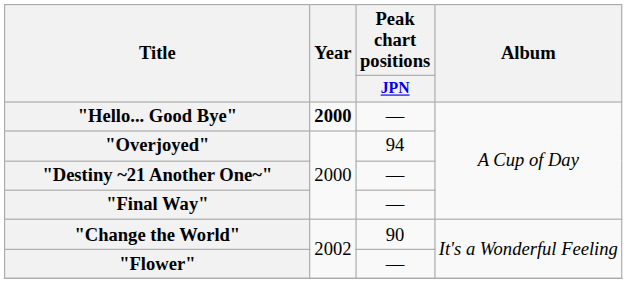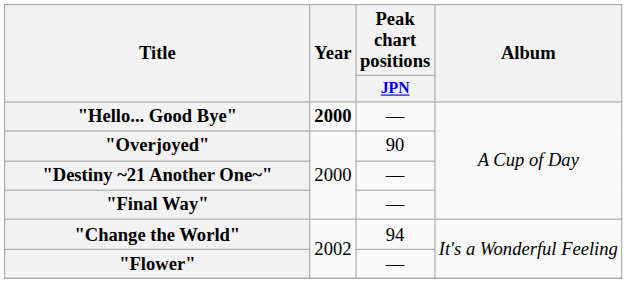(395, 145) 94 -> (395, 145) 90
(395, 234) 90 -> (395, 234) 94
